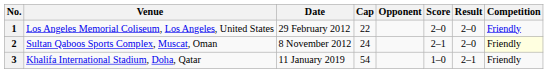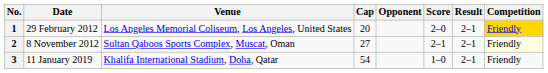columns swapped: (315, 12) <-> (150, 12)
(365, 28) 22 -> (365, 28) 20
(469, 28) 2–0 -> (469, 28) 2–1
(504, 28) no background -> (504, 28) gold background
(365, 44) 24 -> (365, 44) 27
(469, 44) 2–0 -> (469, 44) 2–1
